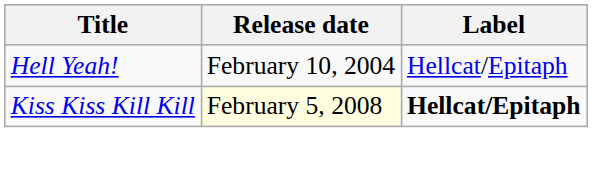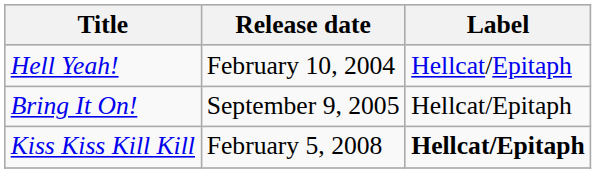+ row: (74, 106)
(295, 106) lightyellow background -> (295, 146) no background
